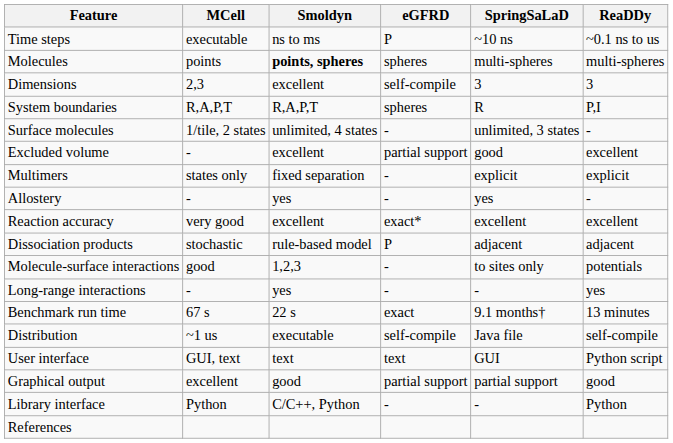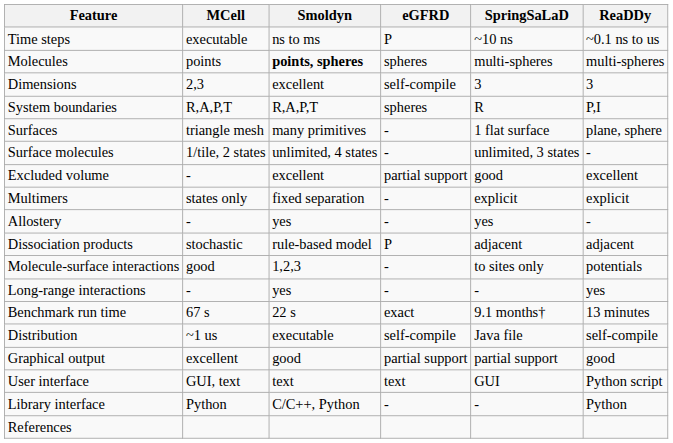+ row: (33, 130)
- row: (61, 221)
rows swapped: (48, 358) <-> (56, 381)
